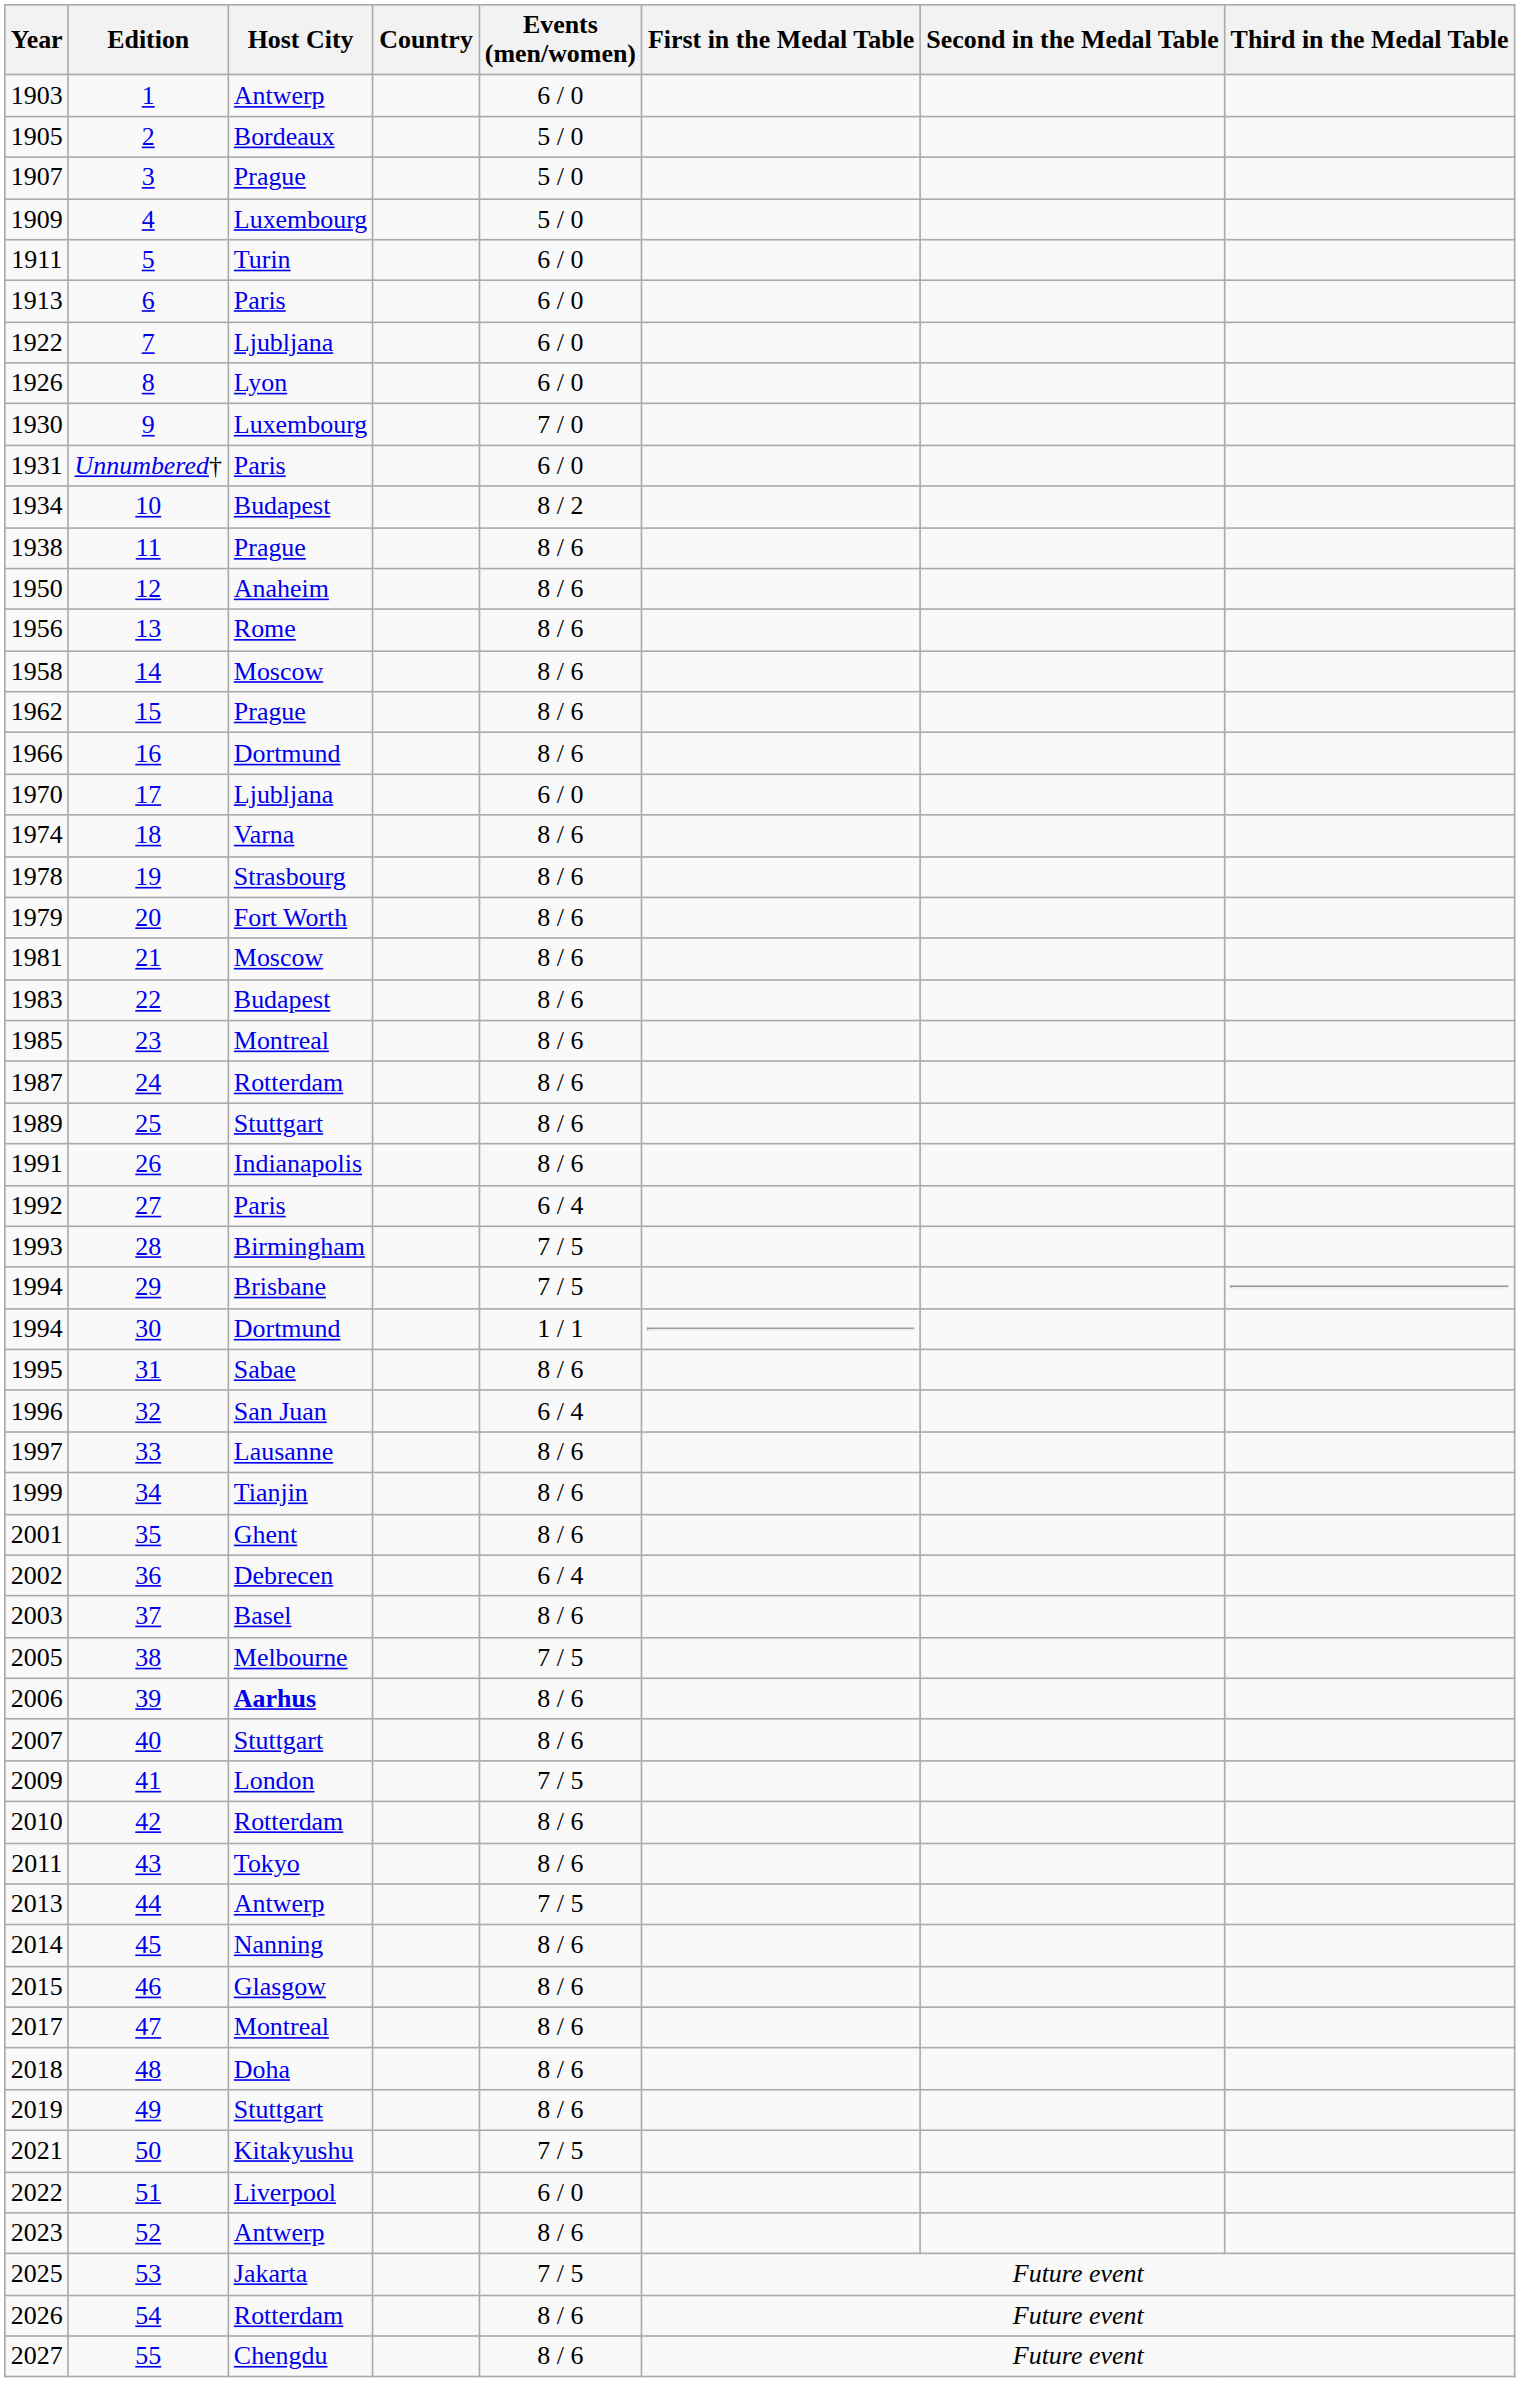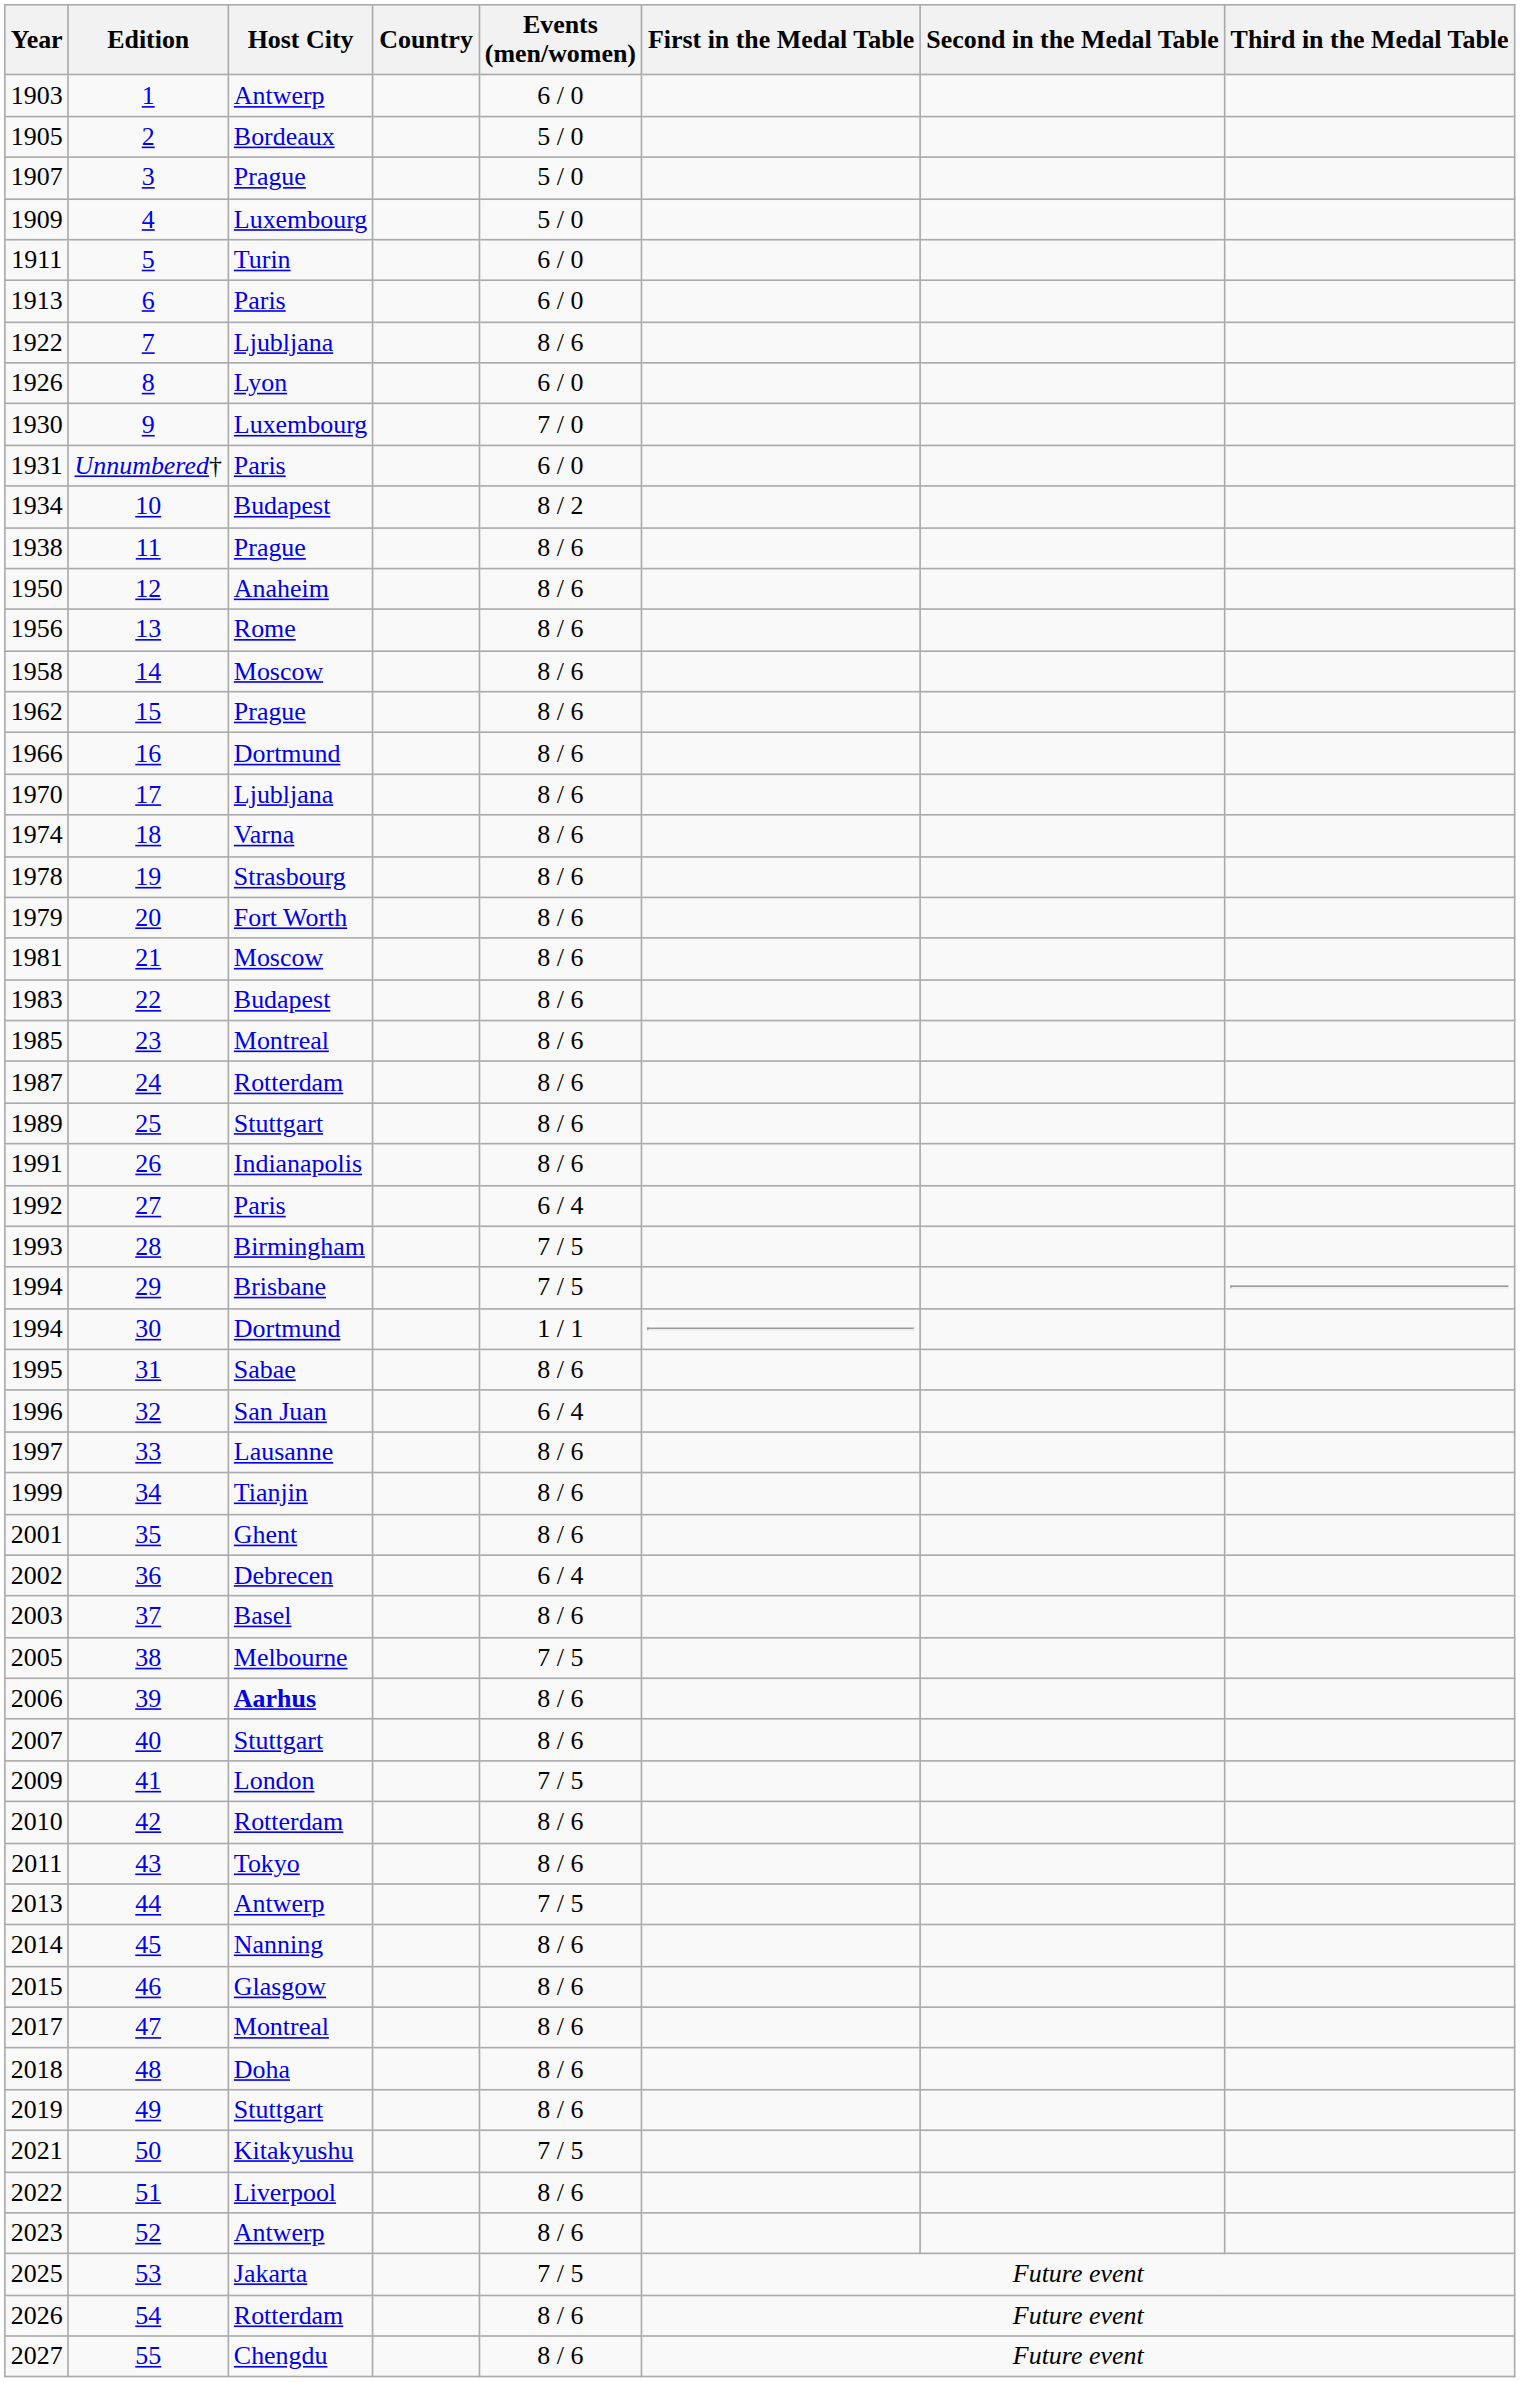(560, 341) 6 / 0 -> (560, 341) 8 / 6
(560, 794) 6 / 0 -> (560, 794) 8 / 6
(560, 2191) 6 / 0 -> (560, 2191) 8 / 6
